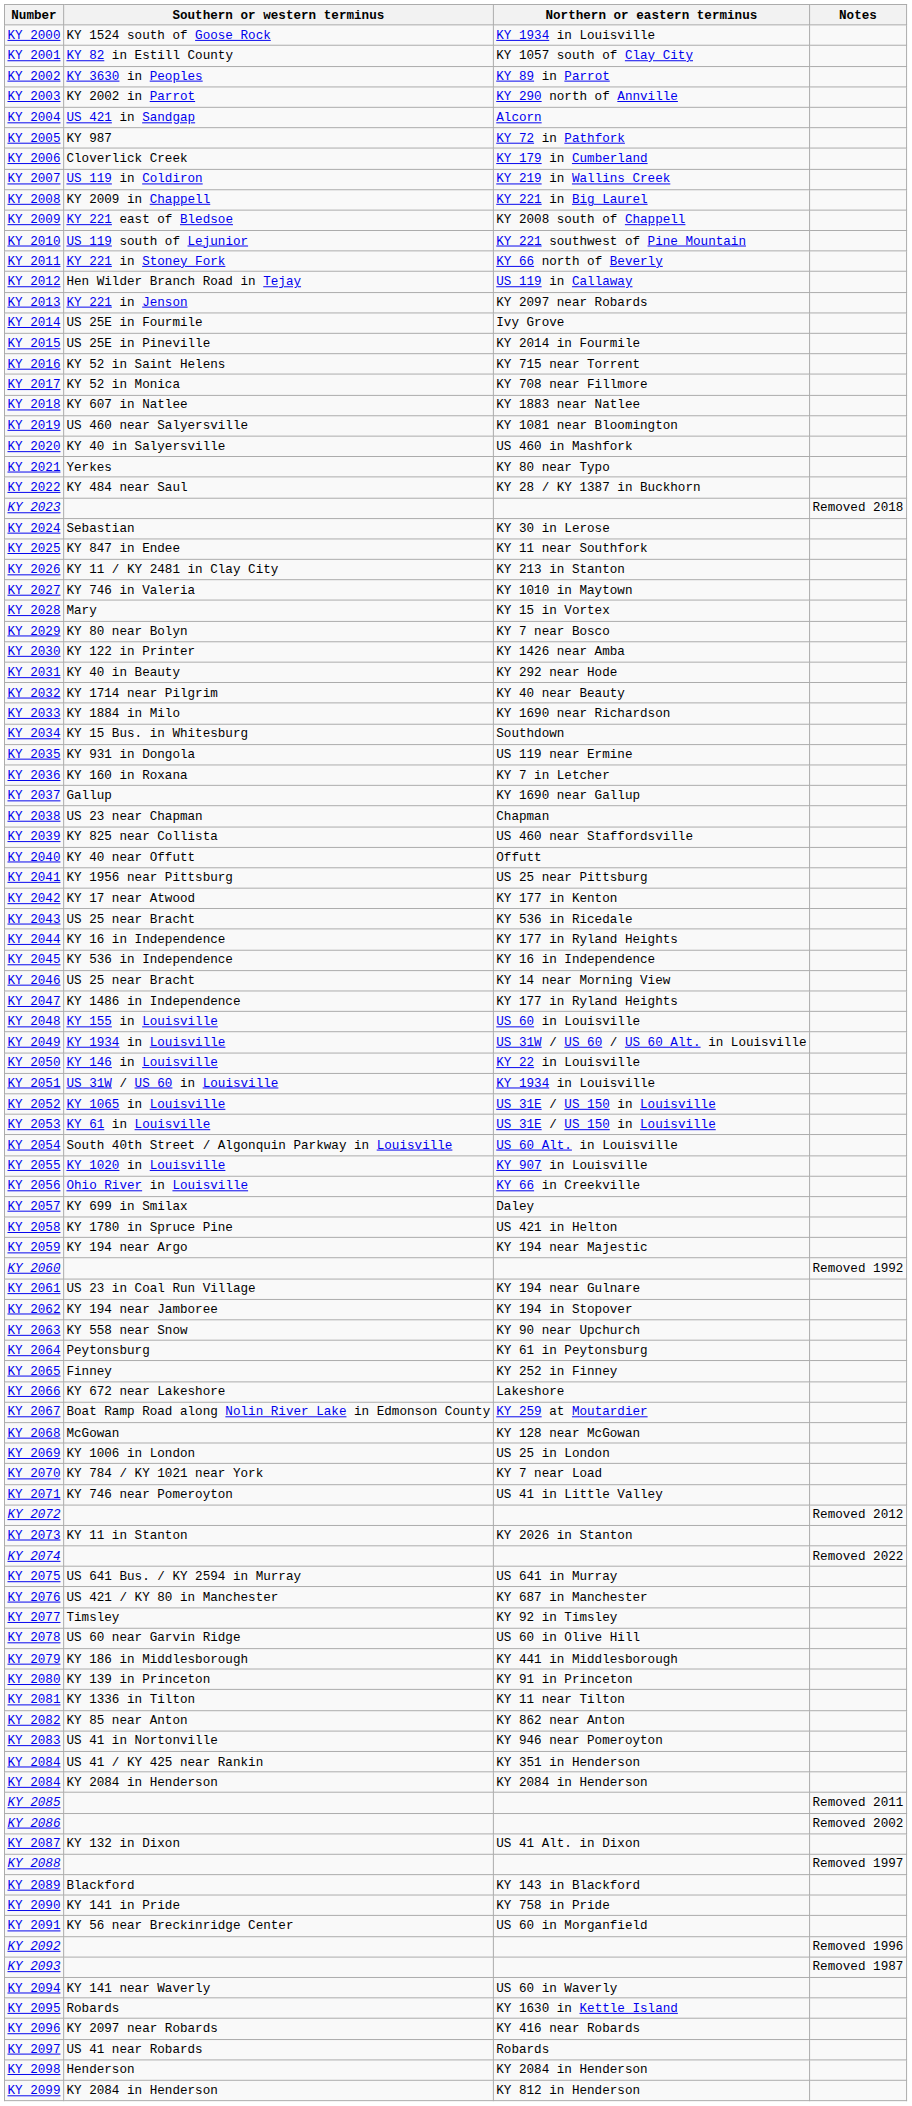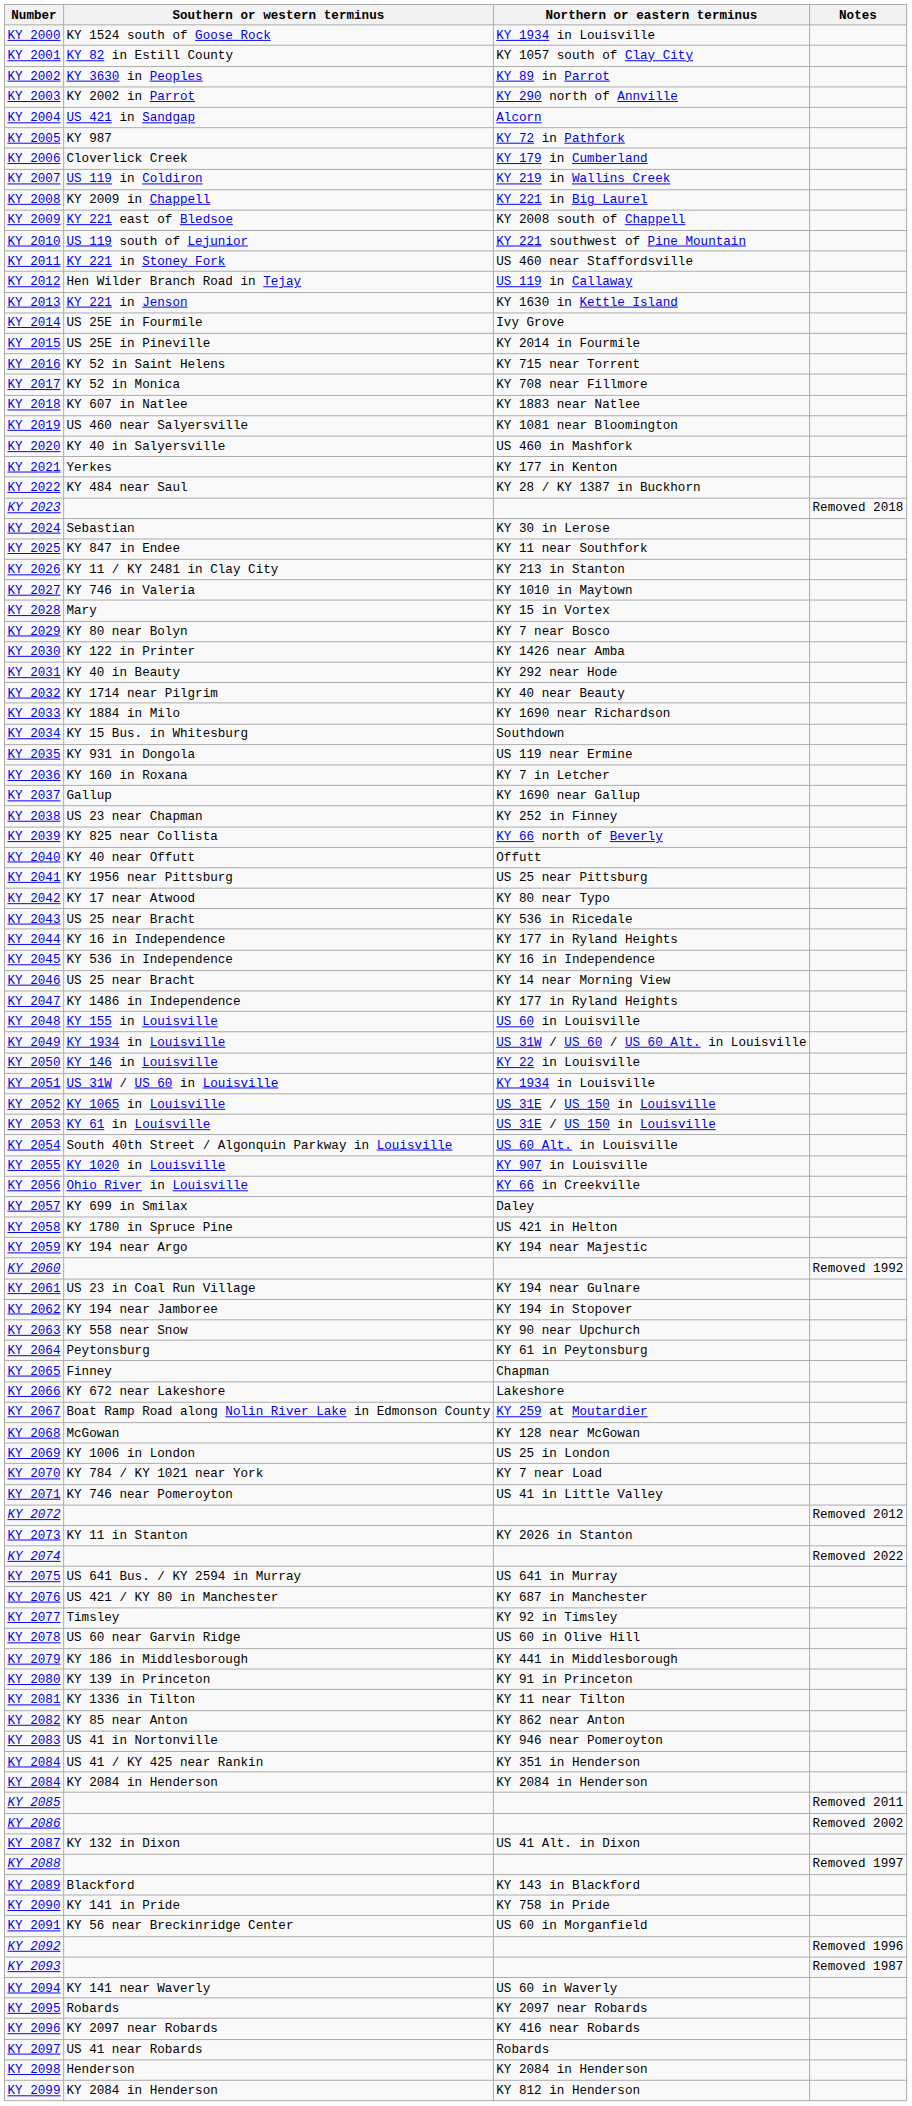(579, 261) KY 66 north of Beverly -> (595, 261) US 460 near Staffordsville
(572, 302) KY 2097 near Robards -> (587, 302) KY 1630 in Kettle Island
(553, 467) KY 80 near Typo -> (557, 467) KY 177 in Kenton
(523, 816) Chapman -> (557, 816) KY 252 in Finney
(595, 837) US 460 near Staffordsville -> (579, 837) KY 66 north of Beverly
(557, 898) KY 177 in Kenton -> (553, 898) KY 80 near Typo
(557, 1371) KY 252 in Finney -> (523, 1371) Chapman
(587, 2008) KY 1630 in Kettle Island -> (572, 2008) KY 2097 near Robards
